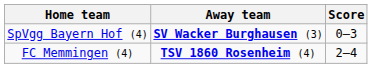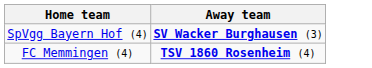- column: (346, 14)
